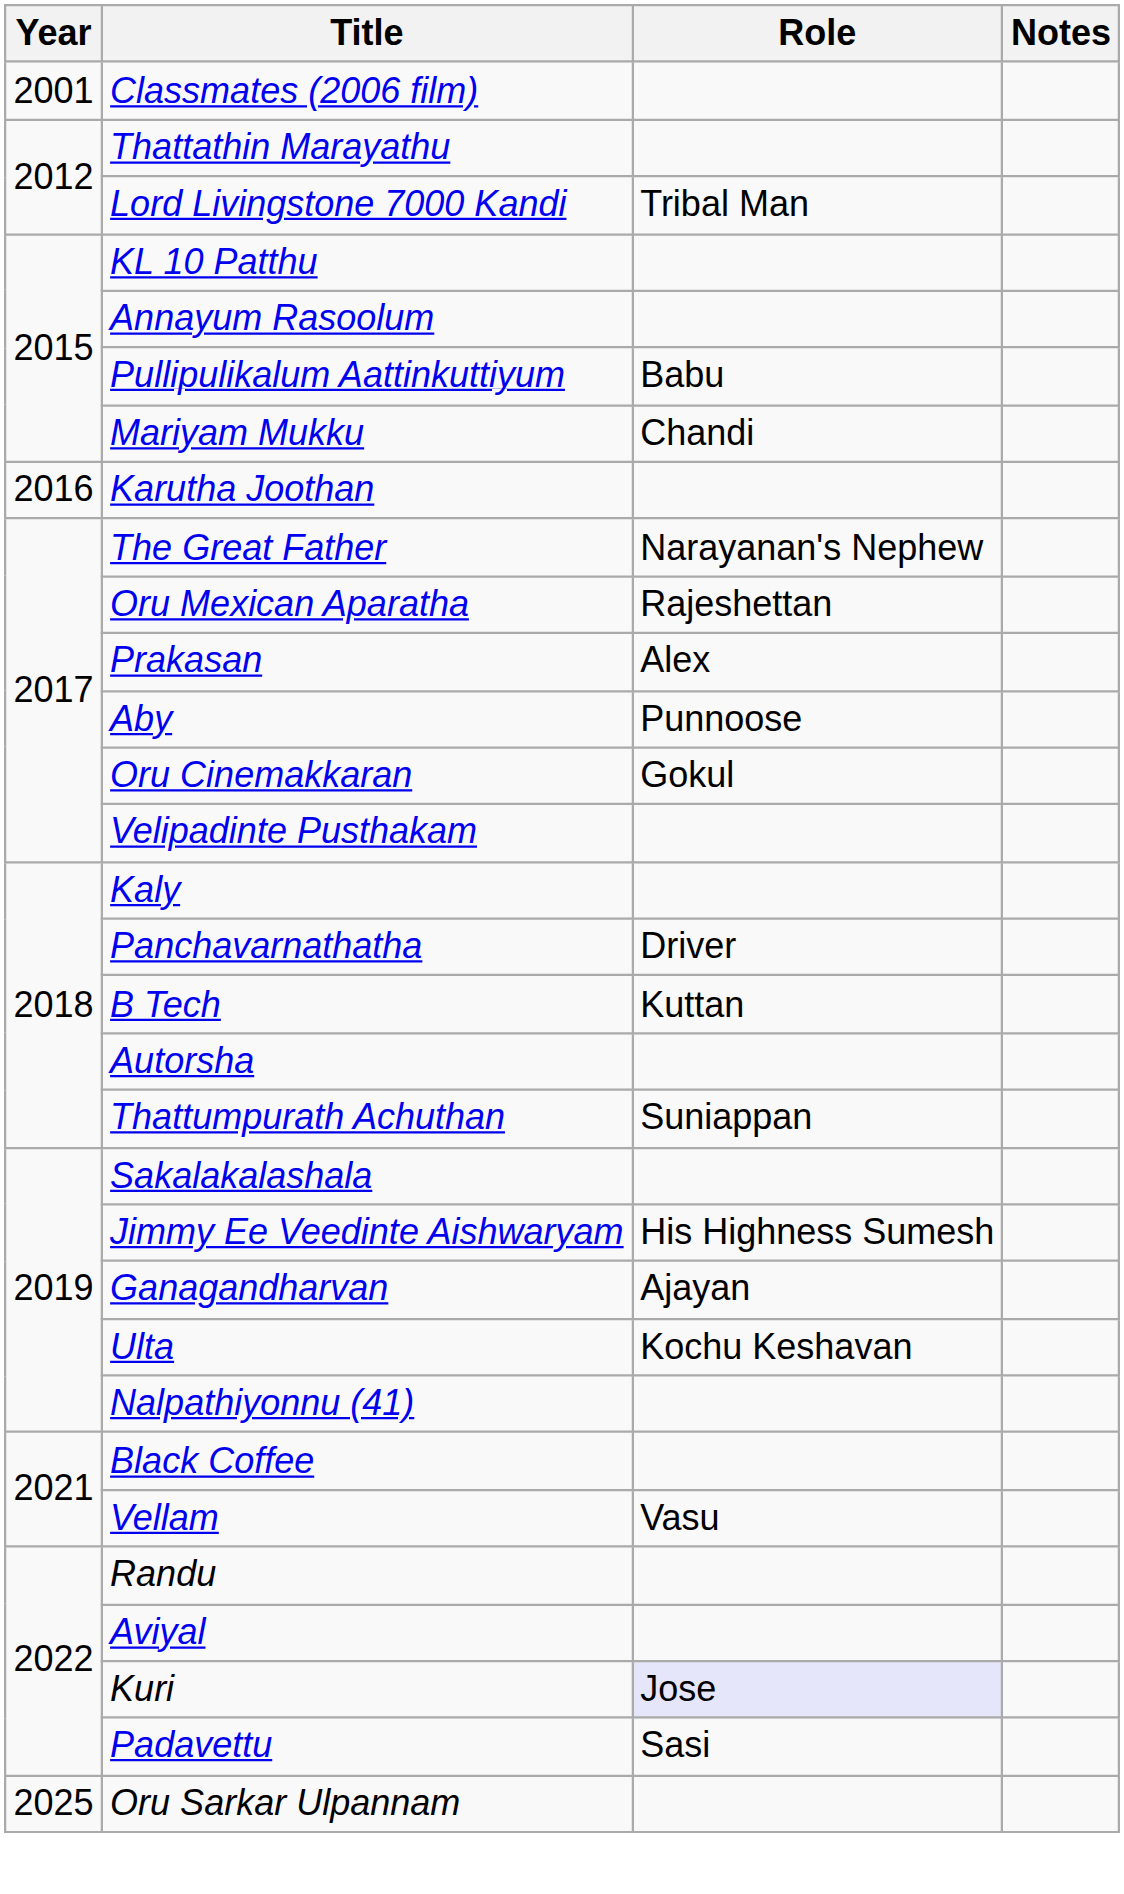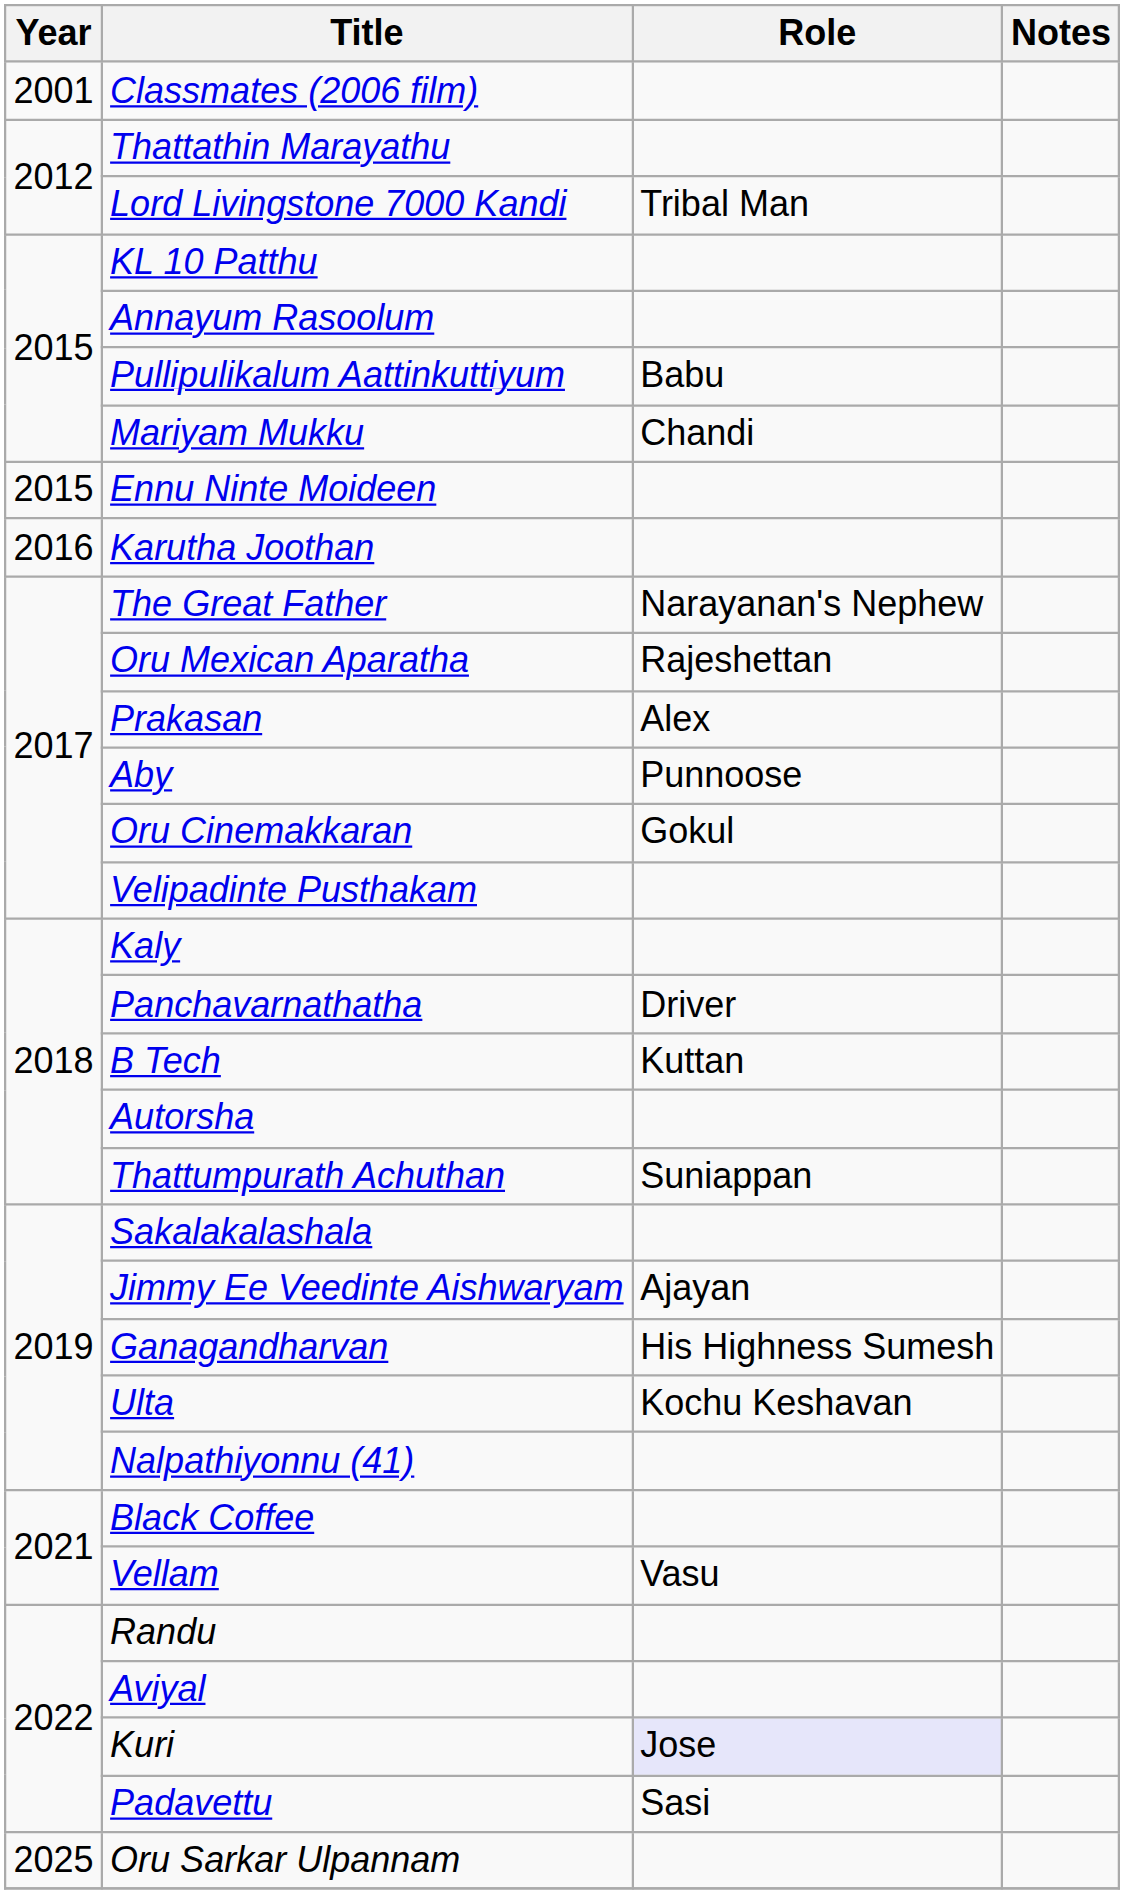+ row: (273, 489)
(817, 1232) His Highness Sumesh -> (695, 1289) Ajayan
(695, 1289) Ajayan -> (817, 1346) His Highness Sumesh
